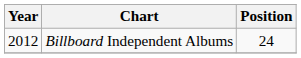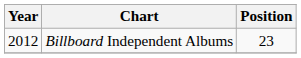(266, 40) 24 -> (266, 40) 23
